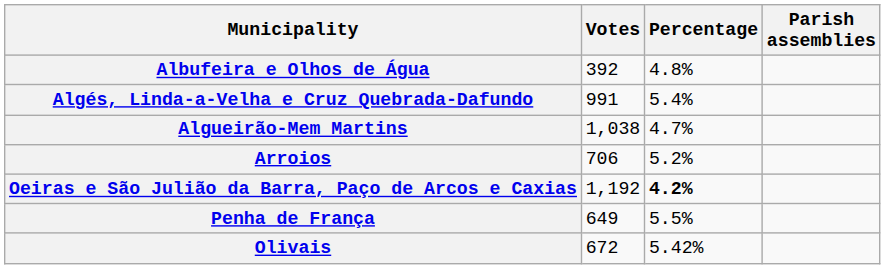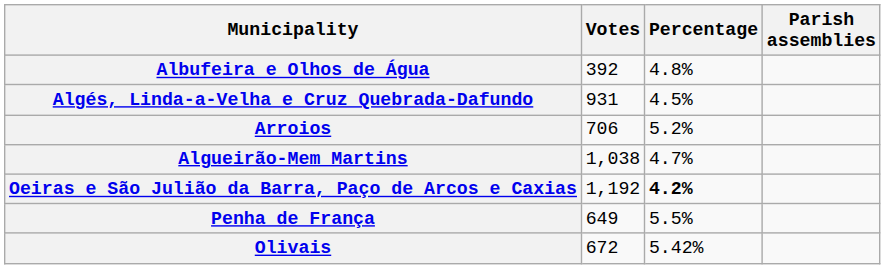(602, 100) 991 -> (602, 100) 931
(671, 100) 5.4% -> (671, 100) 4.5%
rows swapped: (293, 130) <-> (293, 159)
